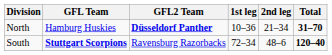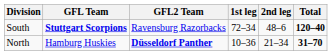rows swapped: (18, 27) <-> (18, 43)
